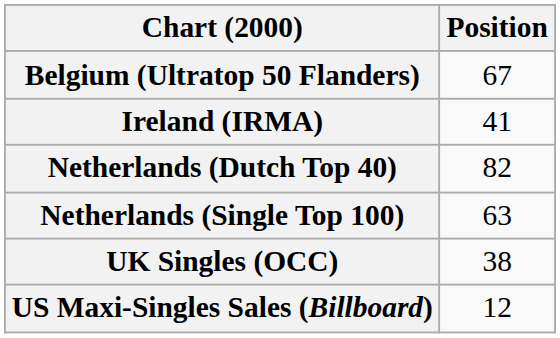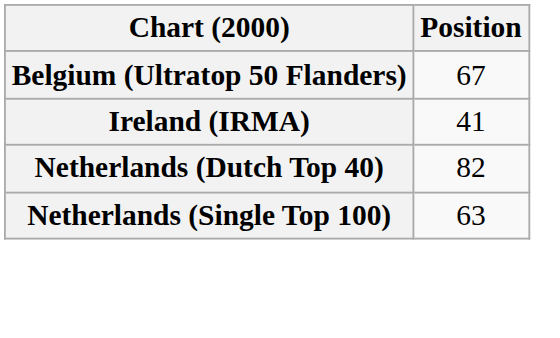- row: (222, 261)
- row: (222, 307)
